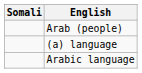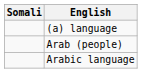rows swapped: (82, 44) <-> (85, 28)
